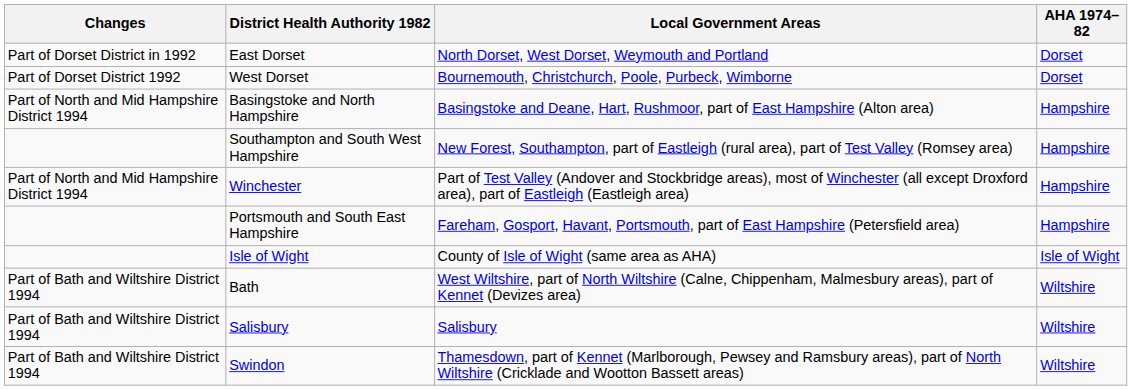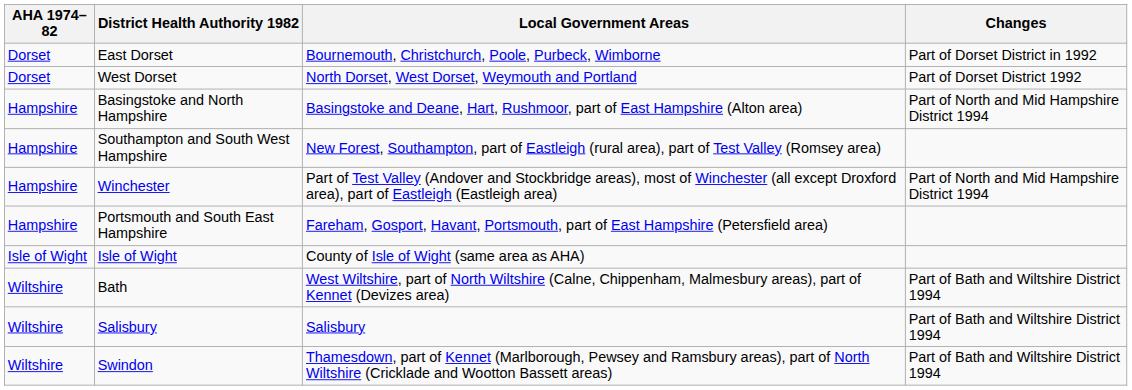columns swapped: (1082, 24) <-> (115, 24)
(603, 54) North Dorset, West Dorset, Weymouth and Portland -> (483, 54) Bournemouth, Christchurch, Poole, Purbeck, Wimborne
(615, 77) Bournemouth, Christchurch, Poole, Purbeck, Wimborne -> (471, 77) North Dorset, West Dorset, Weymouth and Portland
